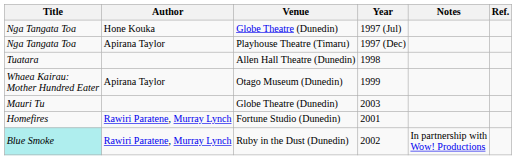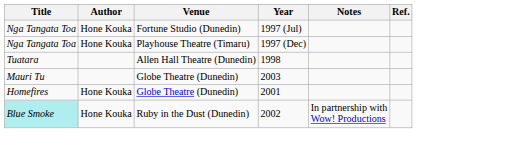(287, 28) Globe Theatre (Dunedin) -> (189, 28) Fortune Studio (Dunedin)
(134, 44) Apirana Taylor -> (106, 44) Hone Kouka
- row: (370, 82)
(168, 119) Rawiri Paratene, Murray Lynch -> (106, 92) Hone Kouka
(288, 119) Fortune Studio (Dunedin) -> (187, 92) Globe Theatre (Dunedin)
(168, 141) Rawiri Paratene, Murray Lynch -> (106, 114) Hone Kouka
